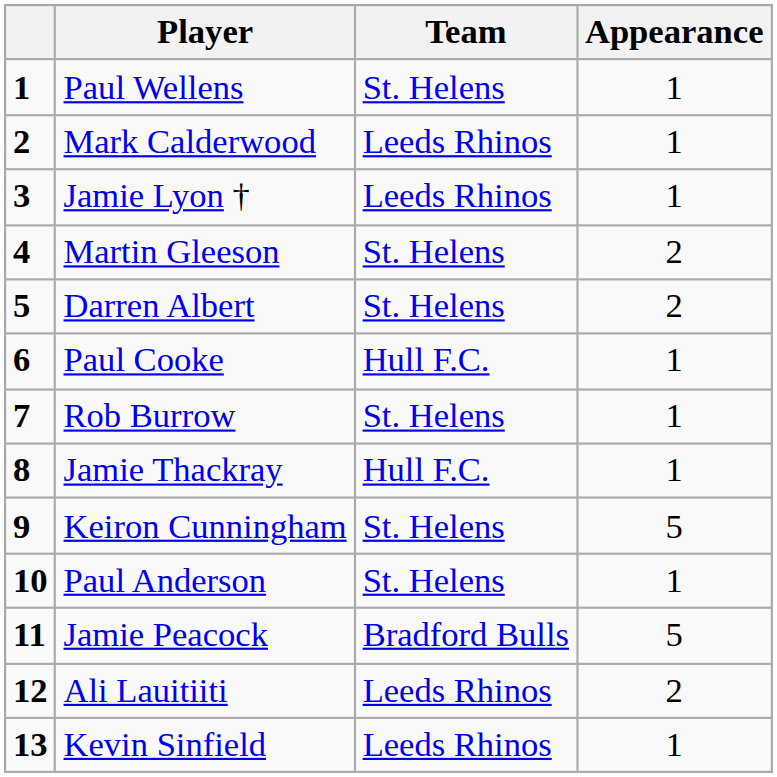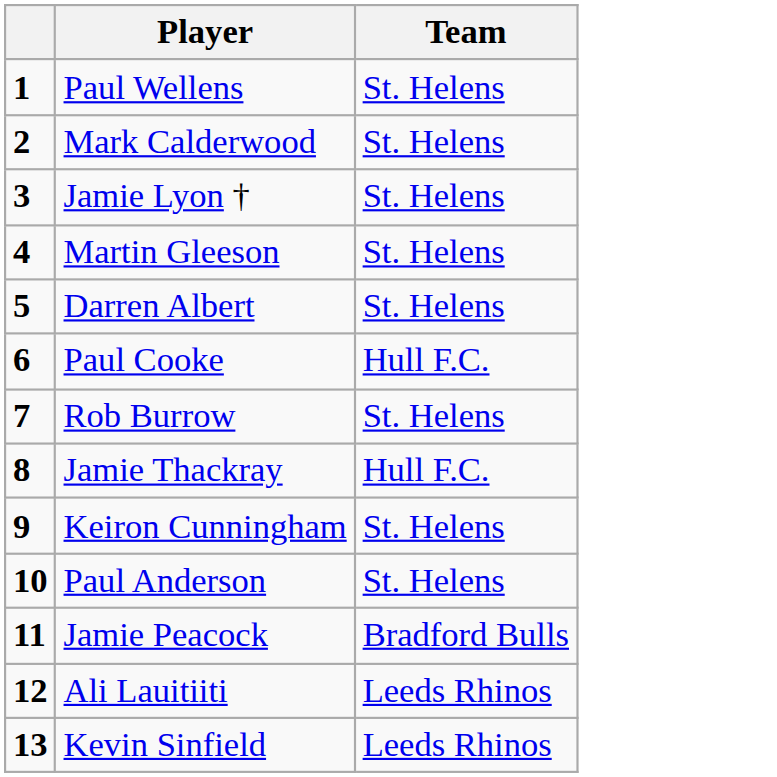- column: (674, 31)
(457, 141) Leeds Rhinos -> (434, 141) St. Helens
(457, 196) Leeds Rhinos -> (434, 196) St. Helens
